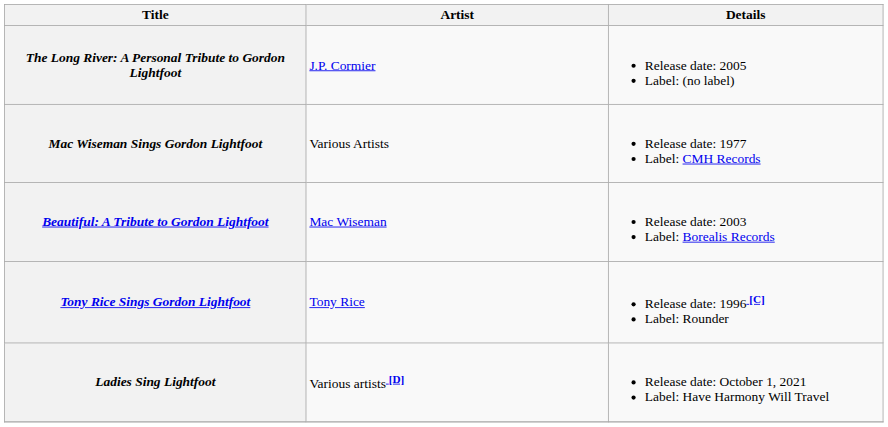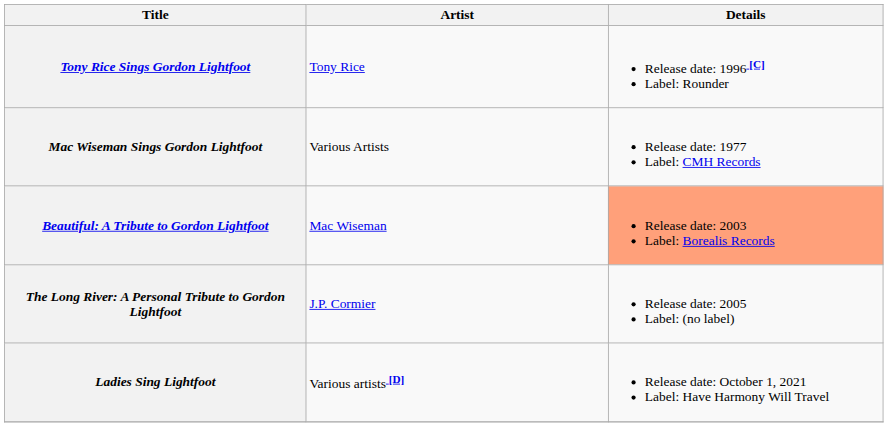rows swapped: (155, 302) <-> (155, 65)
(746, 229) no background -> (746, 233) lightsalmon background
